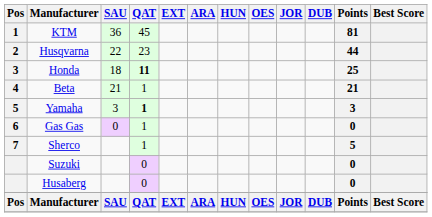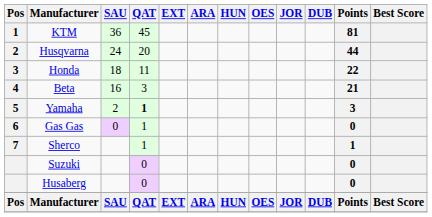(115, 51) 22 -> (115, 51) 24
(144, 51) 23 -> (144, 51) 20
(144, 70) bold -> (144, 70) normal
(353, 70) 25 -> (353, 70) 22
(115, 88) 21 -> (115, 88) 16
(144, 88) 1 -> (144, 88) 3
(115, 107) 3 -> (115, 107) 2
(353, 145) 5 -> (353, 145) 1
